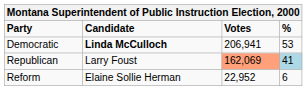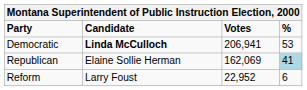(111, 61) Larry Foust -> (133, 61) Elaine Sollie Herman
(243, 61) lightsalmon background -> (243, 61) no background
(133, 77) Elaine Sollie Herman -> (111, 77) Larry Foust
